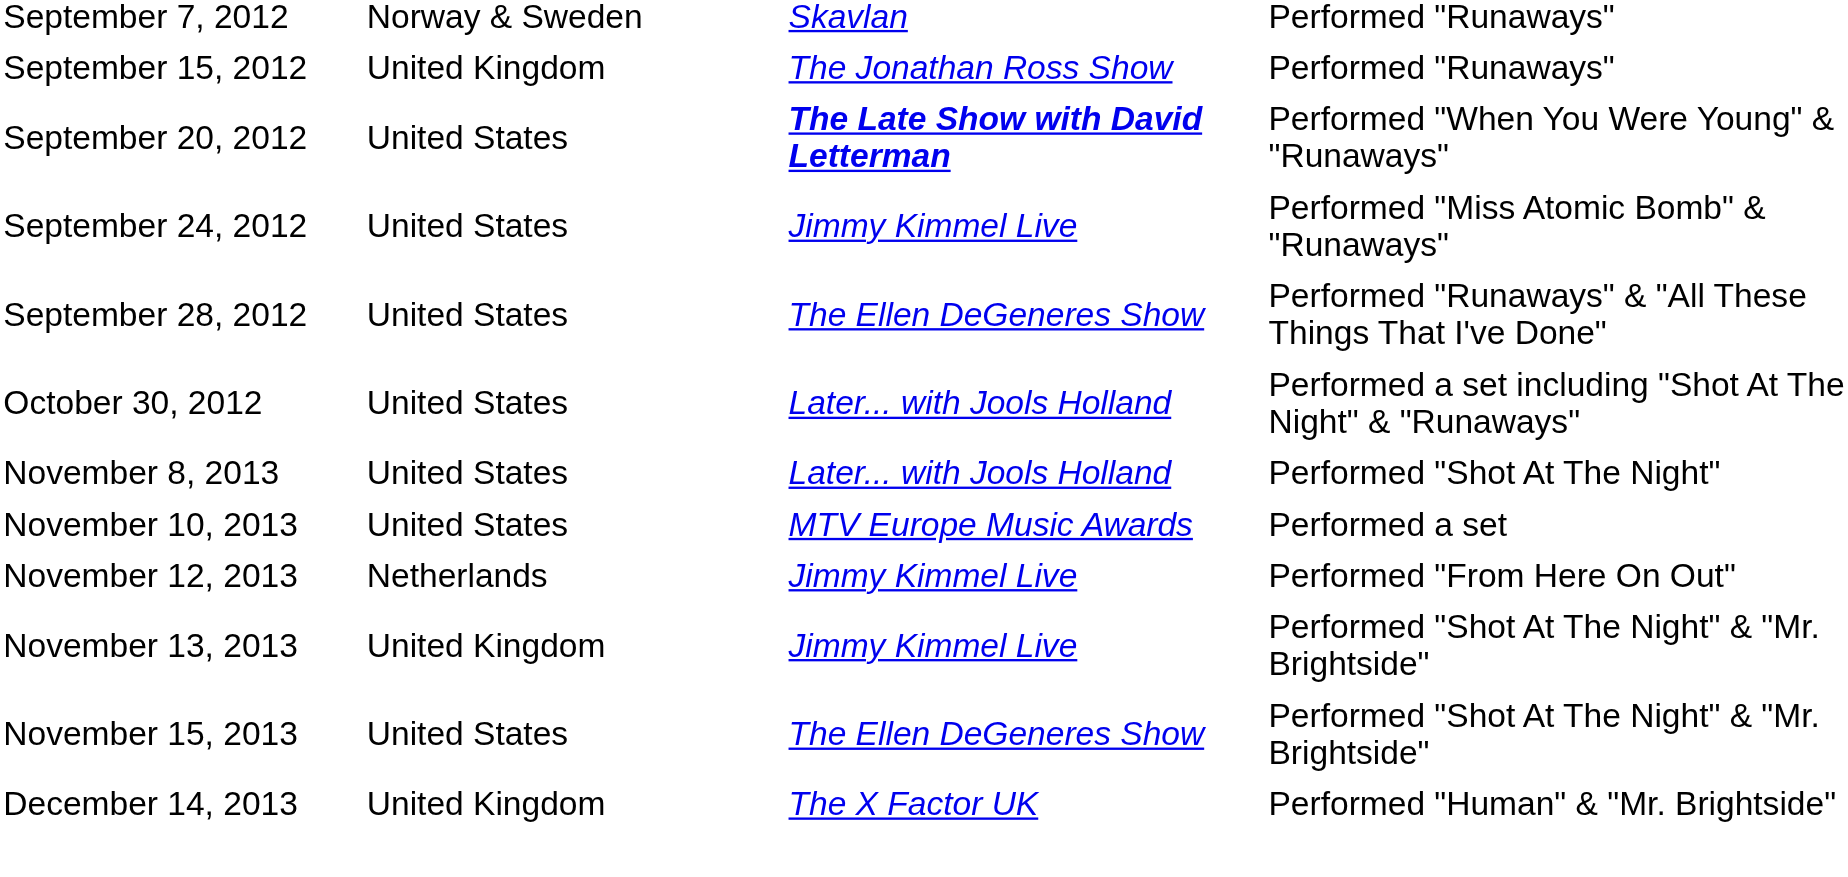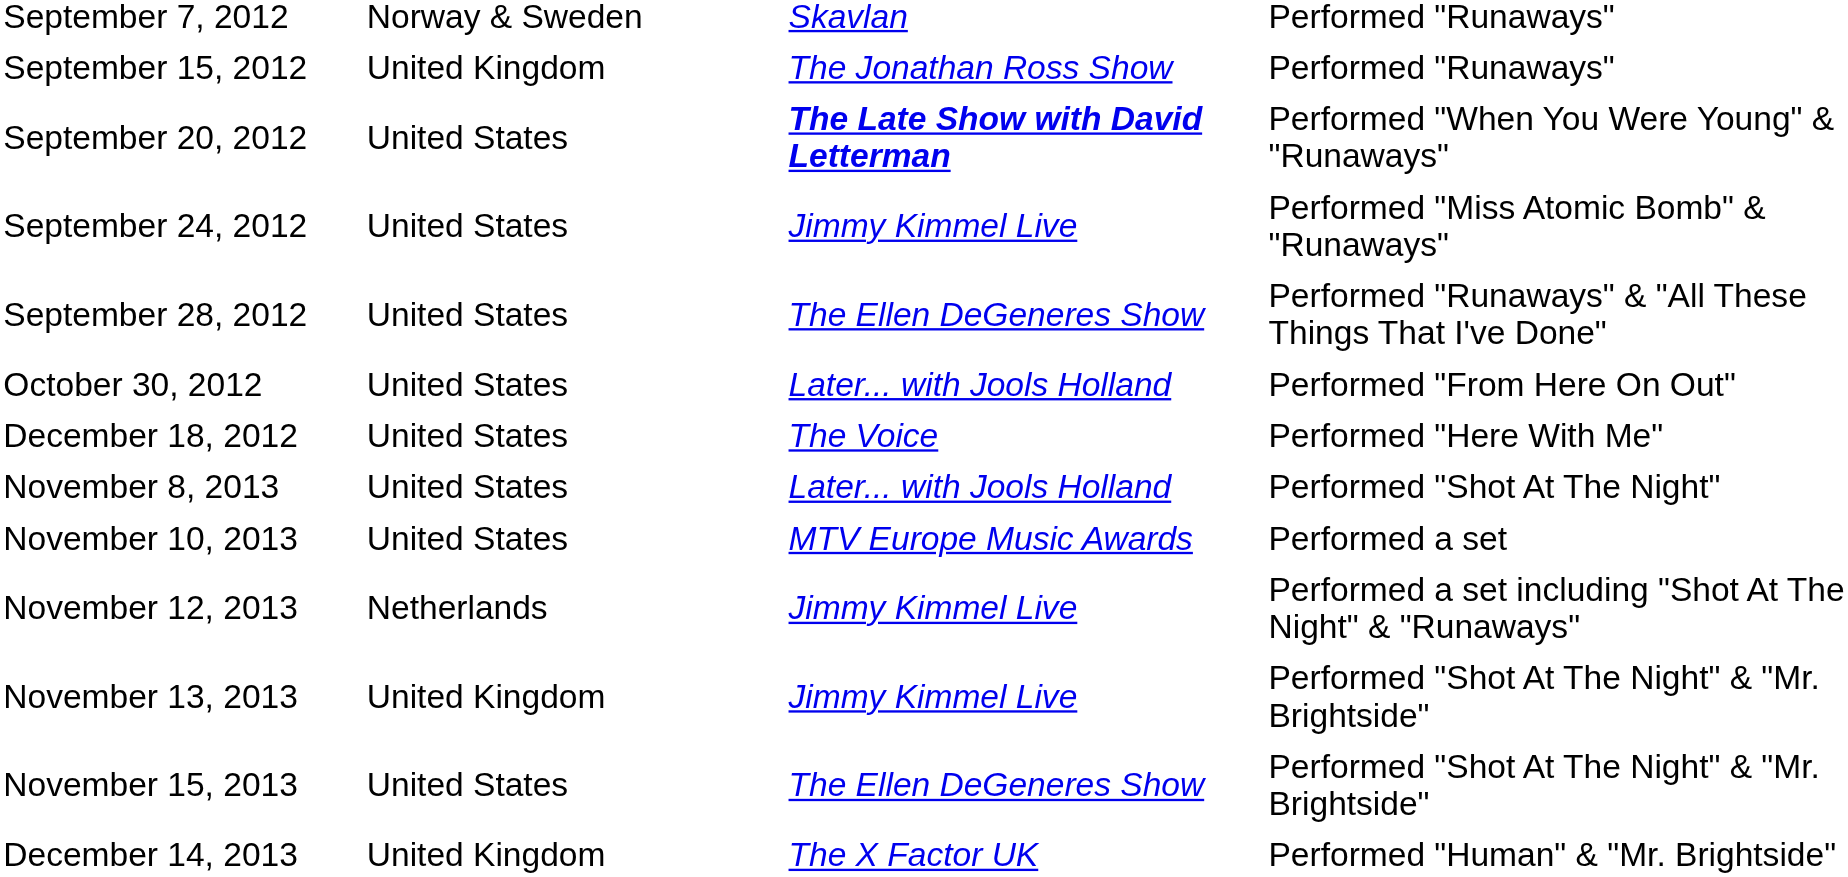(1557, 403) Performed a set including "Shot At The Night" & "Runaways" -> (1502, 384) Performed "From Here On Out"
+ row: (151, 435)
(1502, 575) Performed "From Here On Out" -> (1557, 608) Performed a set including "Shot At The Night" & "Runaways"
